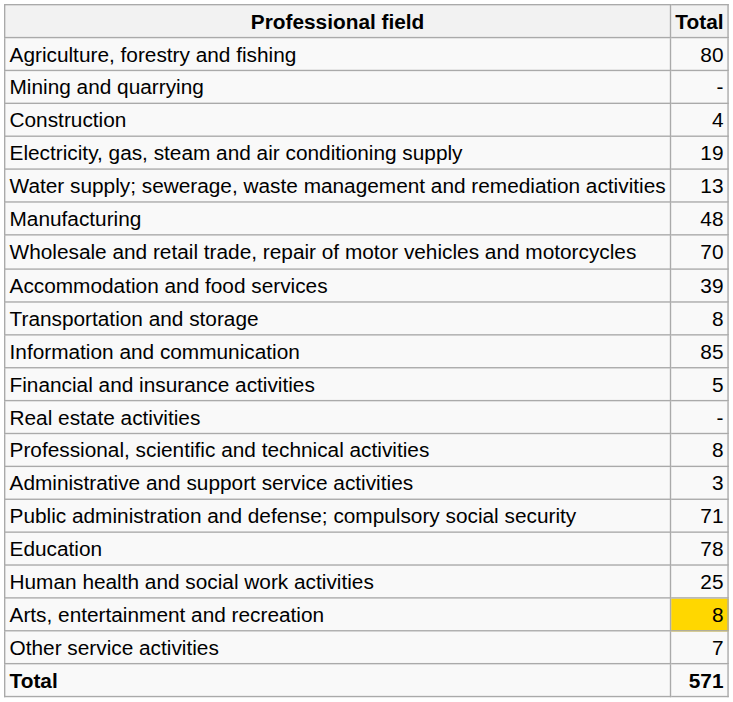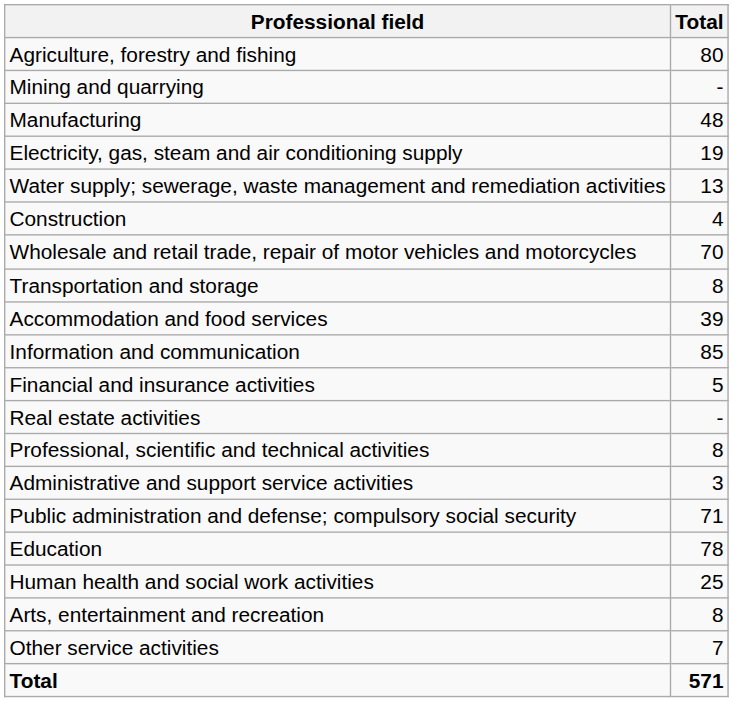rows swapped: (75, 219) <-> (68, 120)
rows swapped: (134, 318) <-> (169, 285)
(718, 615) gold background -> (718, 615) no background
